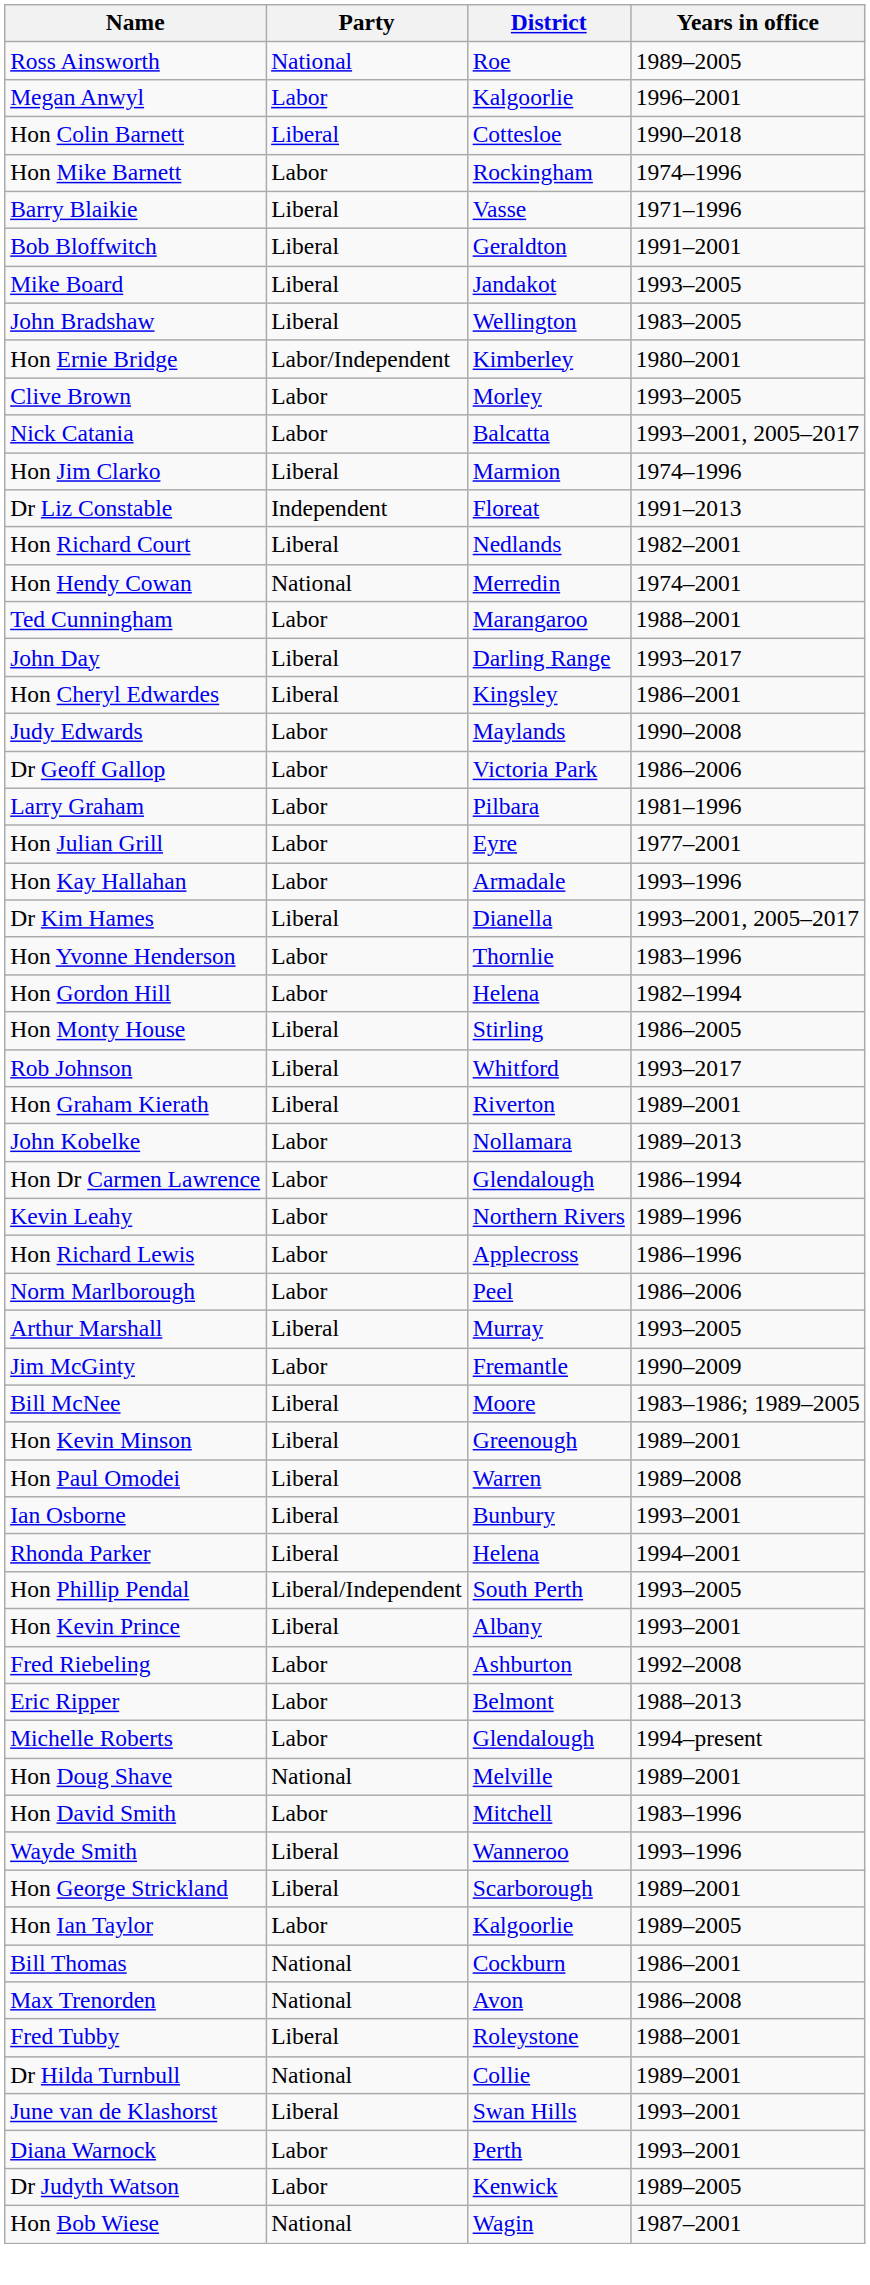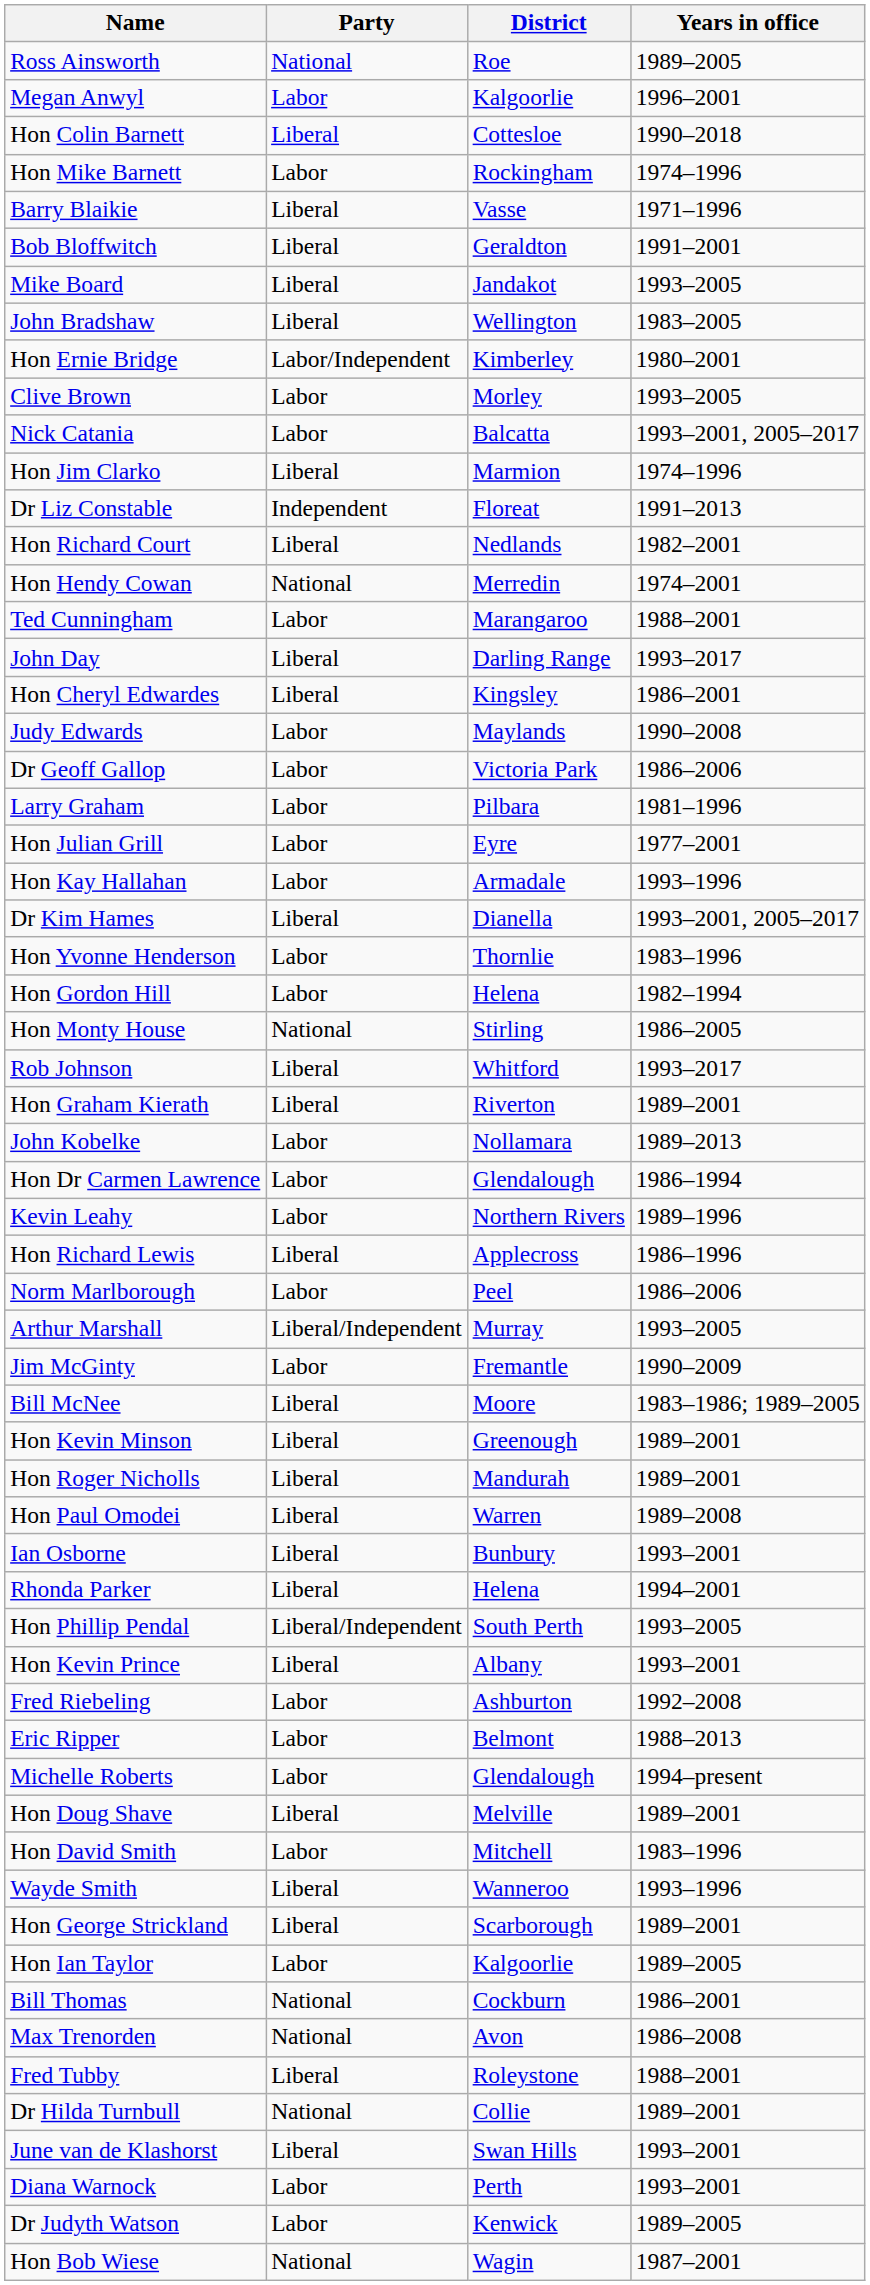(305, 1030) Liberal -> (312, 1030) National
(299, 1254) Labor -> (305, 1254) Liberal
(305, 1328) Liberal -> (366, 1328) Liberal/Independent
+ row: (105, 1477)
(312, 1776) National -> (305, 1813) Liberal
